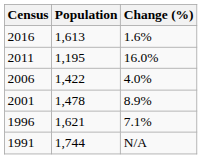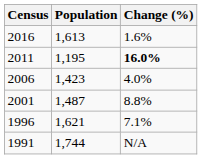(141, 57) normal -> (142, 57) bold
(70, 79) 1,422 -> (70, 79) 1,423
(70, 100) 1,478 -> (70, 100) 1,487
(138, 100) 8.9% -> (138, 100) 8.8%
